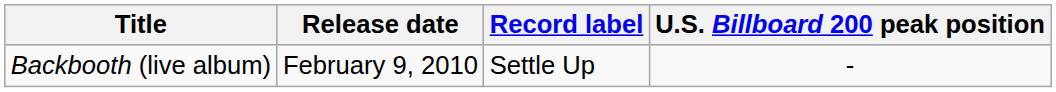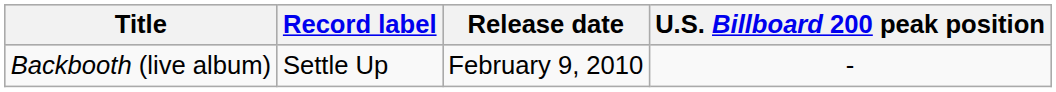columns swapped: (380, 24) <-> (566, 24)
